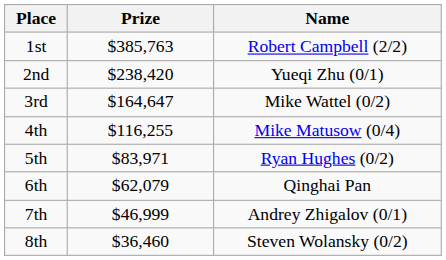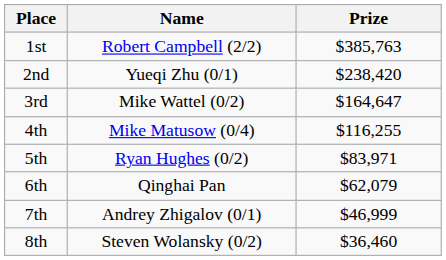columns swapped: (327, 18) <-> (140, 18)
